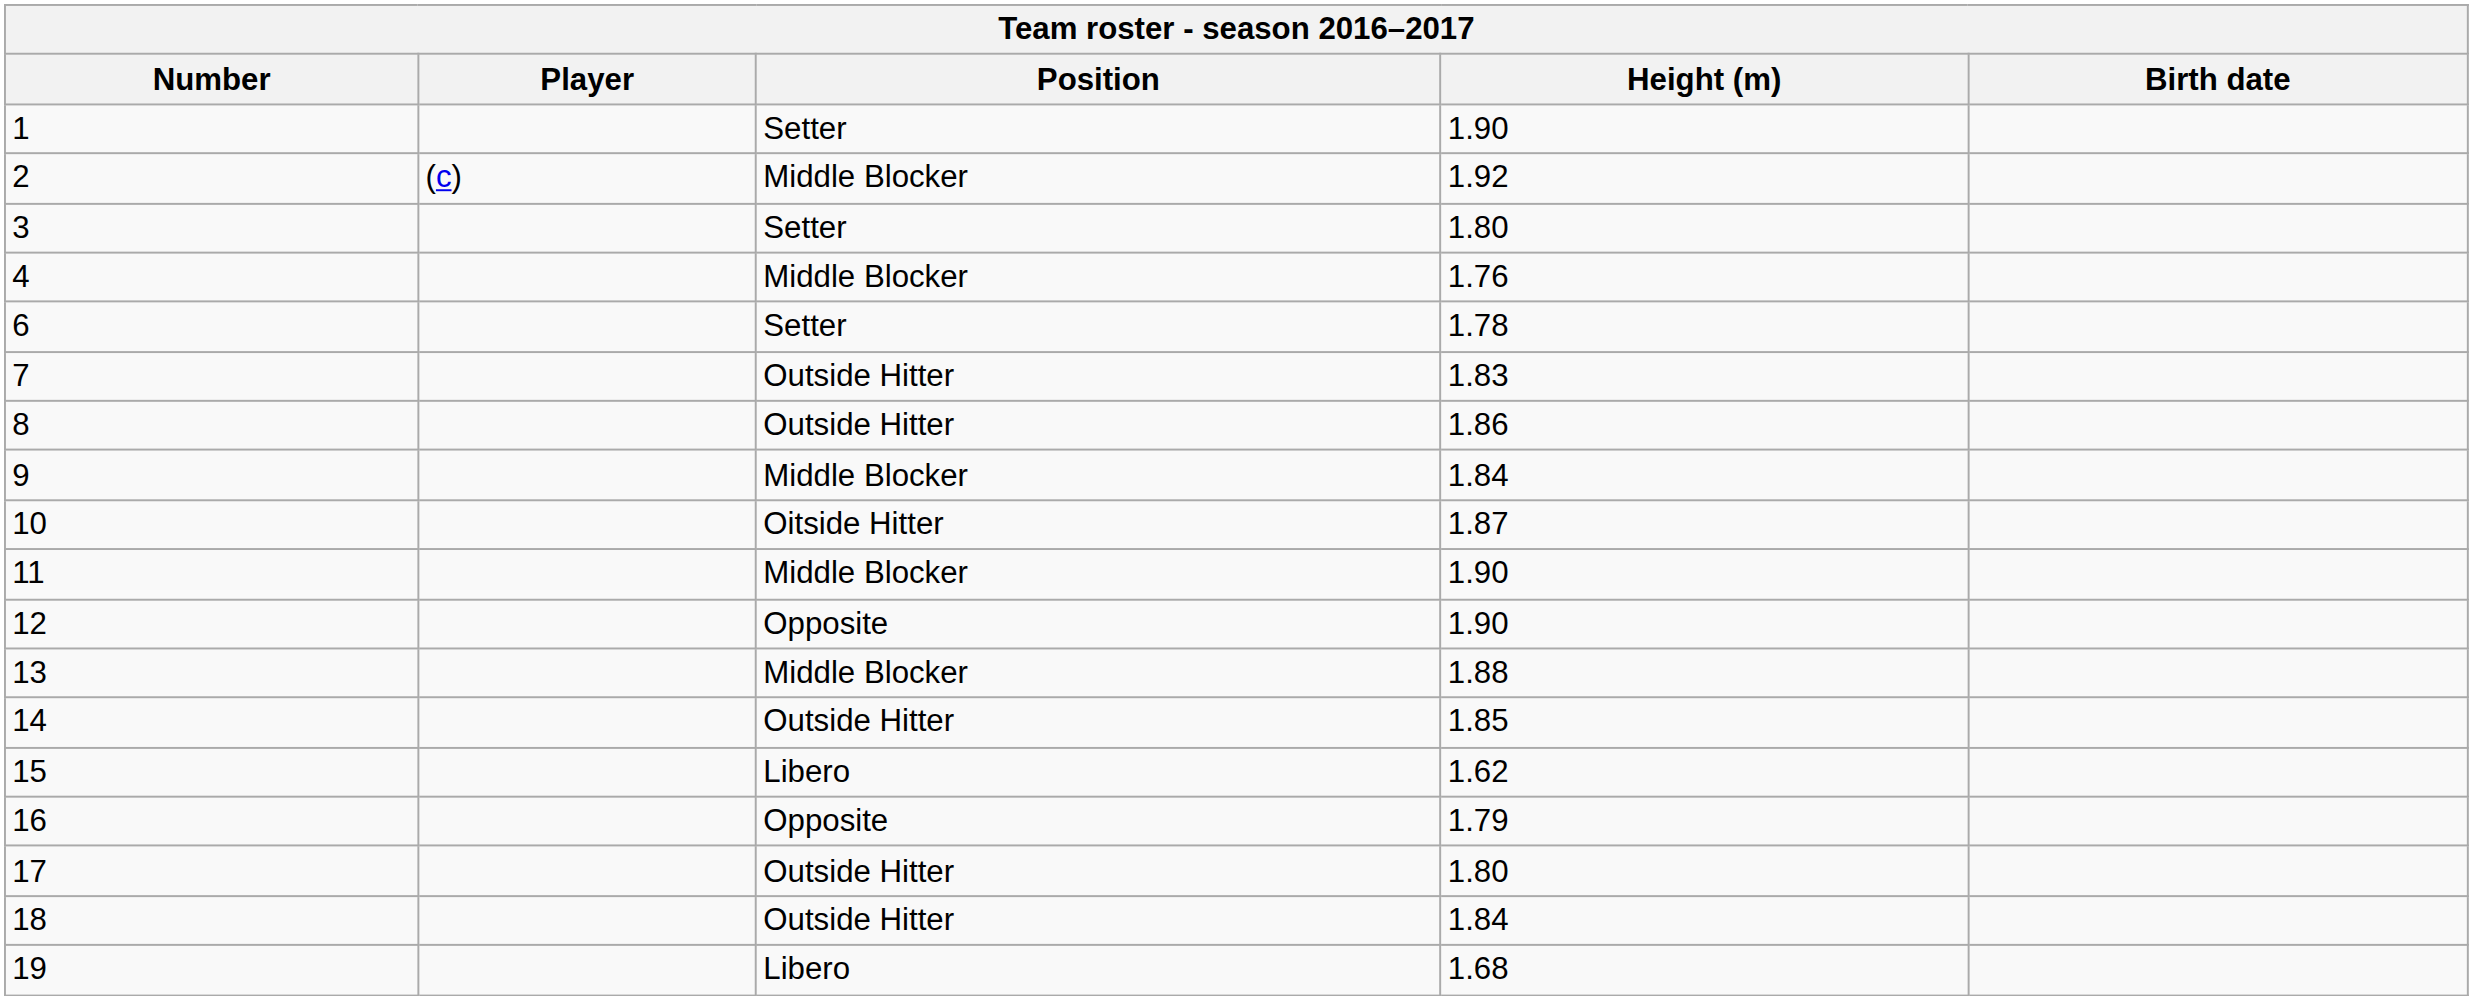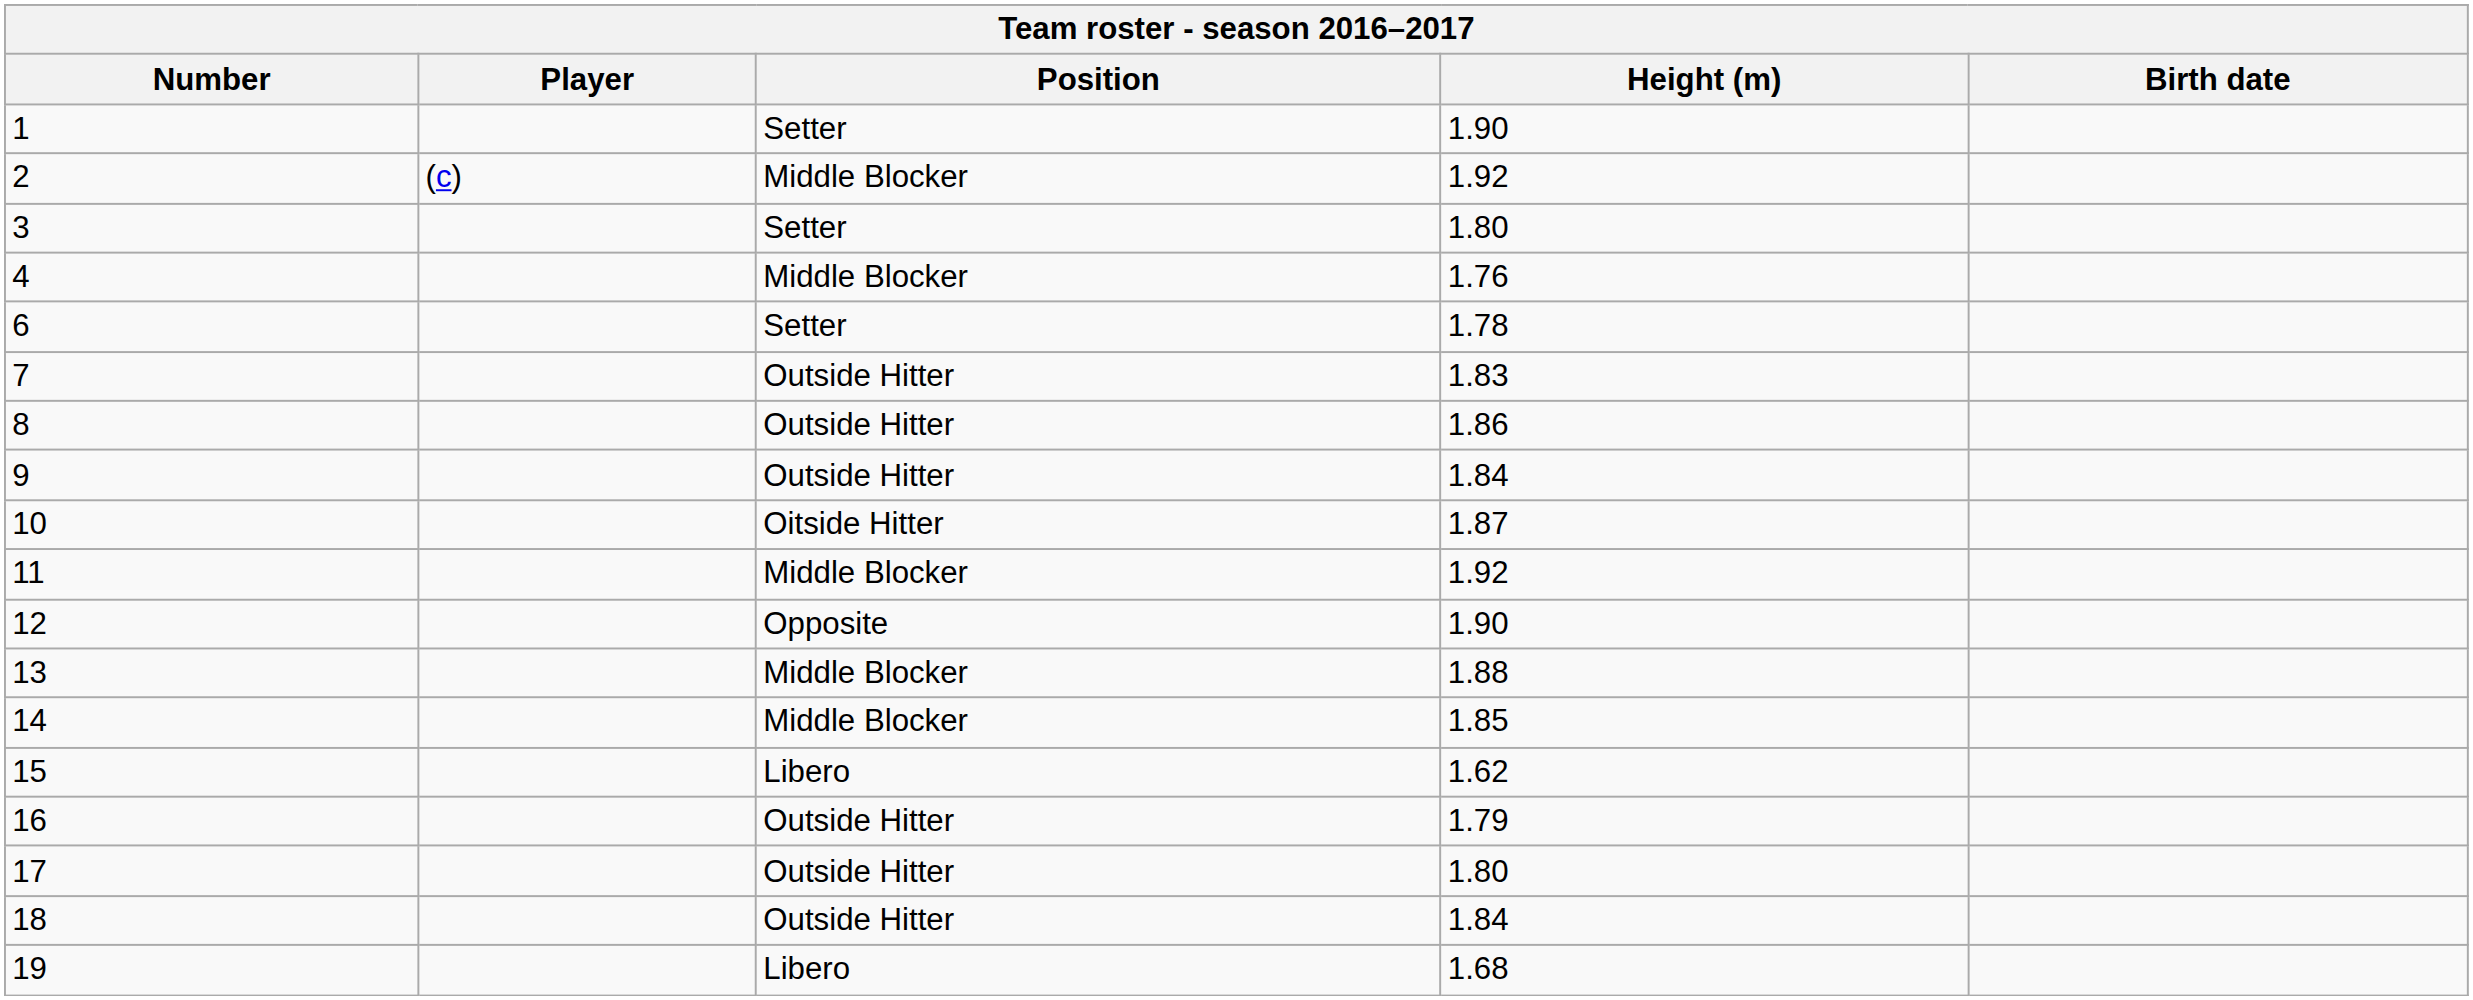(866, 474) Middle Blocker -> (859, 474) Outside Hitter
(1478, 573) 1.90 -> (1478, 573) 1.92
(859, 721) Outside Hitter -> (866, 721) Middle Blocker
(826, 820) Opposite -> (859, 820) Outside Hitter
